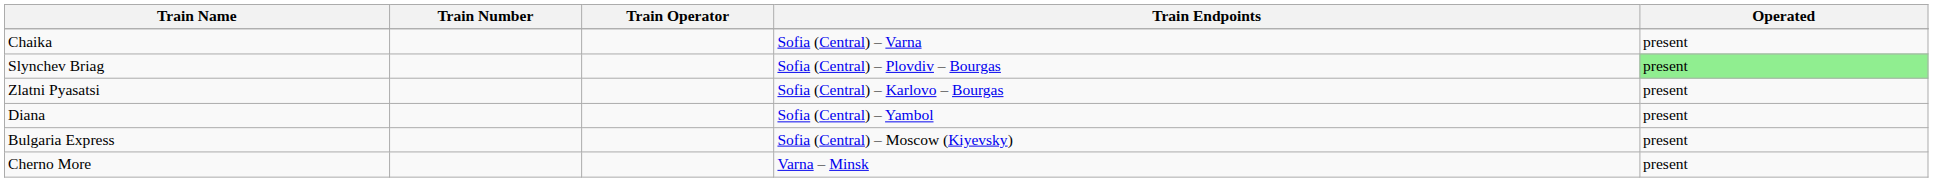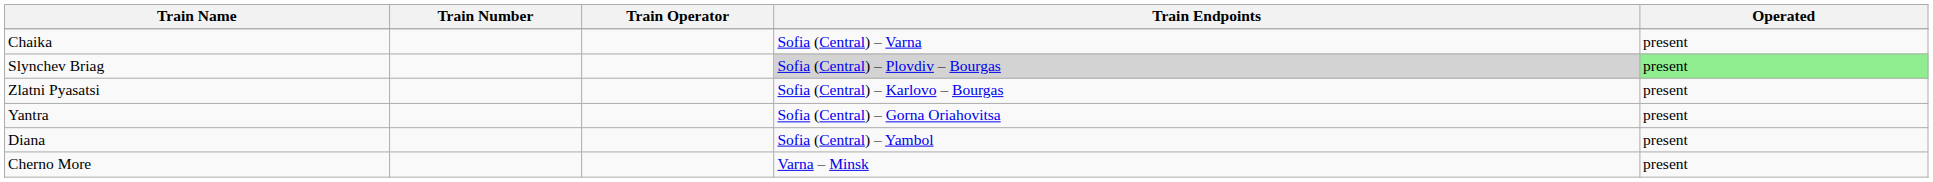(889, 66) no background -> (889, 66) lightgrey background
+ row: (28, 115)
- row: (61, 139)
